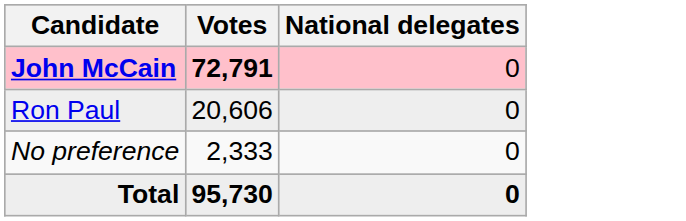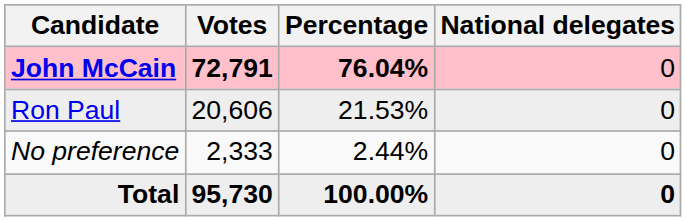+ column: (357, 25)
